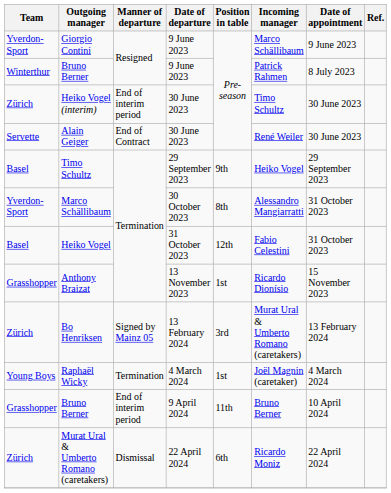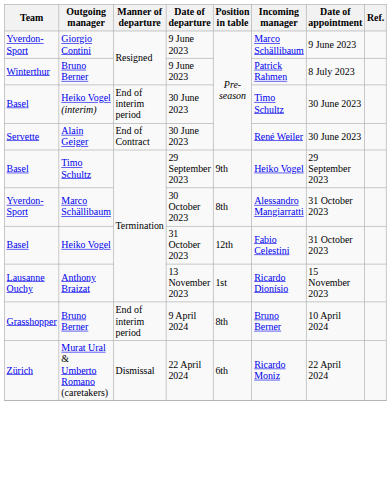(20, 104) Zürich -> (18, 104) Basel
(32, 283) Grasshopper -> (26, 283) Lausanne Ouchy
- row: (82, 332)
- row: (78, 376)
(224, 408) 11th -> (222, 321) 8th
